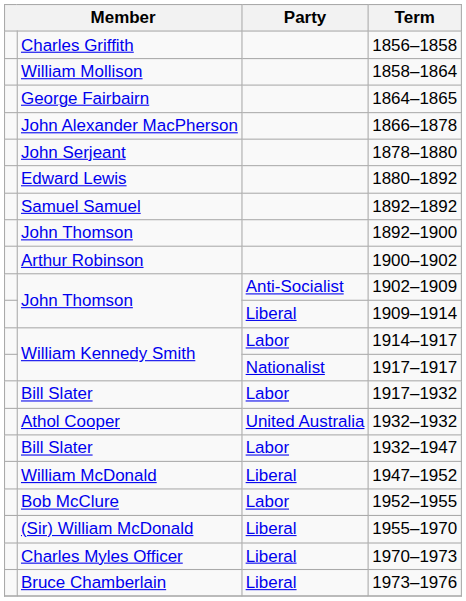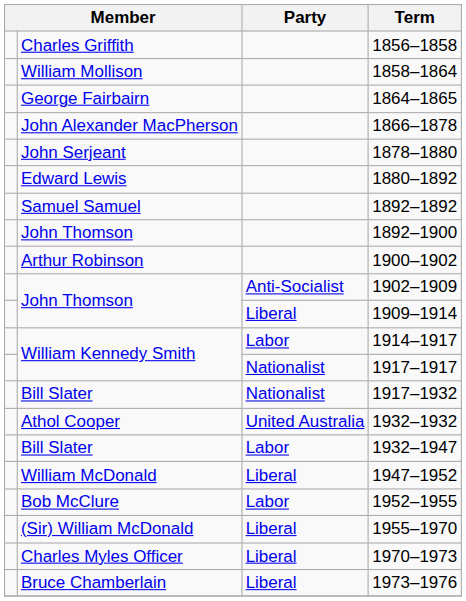(267, 394) Labor -> (285, 394) Nationalist
